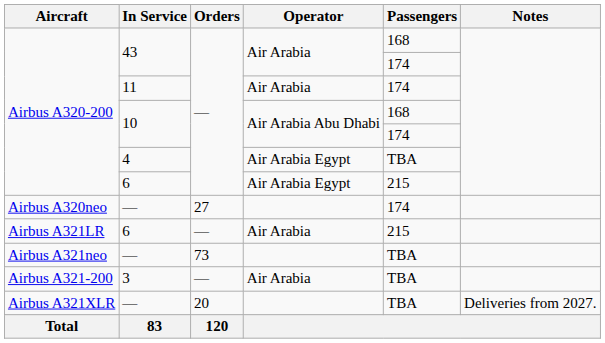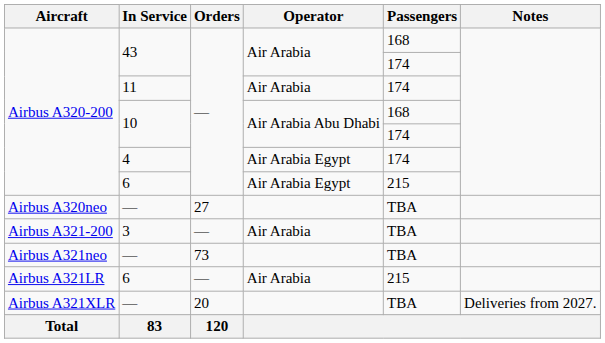(402, 159) TBA -> (398, 159) 174
(398, 207) 174 -> (402, 207) TBA
rows swapped: (60, 278) <-> (56, 231)
